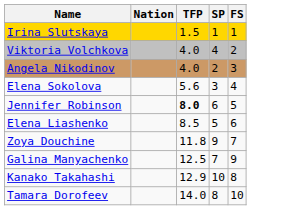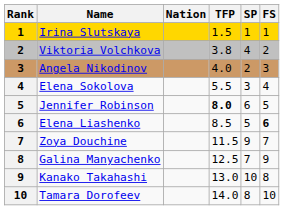+ column: (21, 14)
(189, 50) 4.0 -> (222, 50) 3.8
(189, 86) 5.6 -> (222, 86) 5.5
(234, 123) normal -> (266, 123) bold
(193, 141) 11.8 -> (225, 141) 11.5
(193, 178) 12.9 -> (225, 178) 13.0
